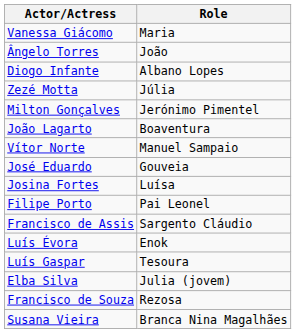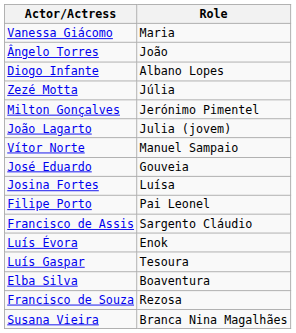(175, 128) Boaventura -> (185, 128) Julia (jovem)
(185, 281) Julia (jovem) -> (175, 281) Boaventura
